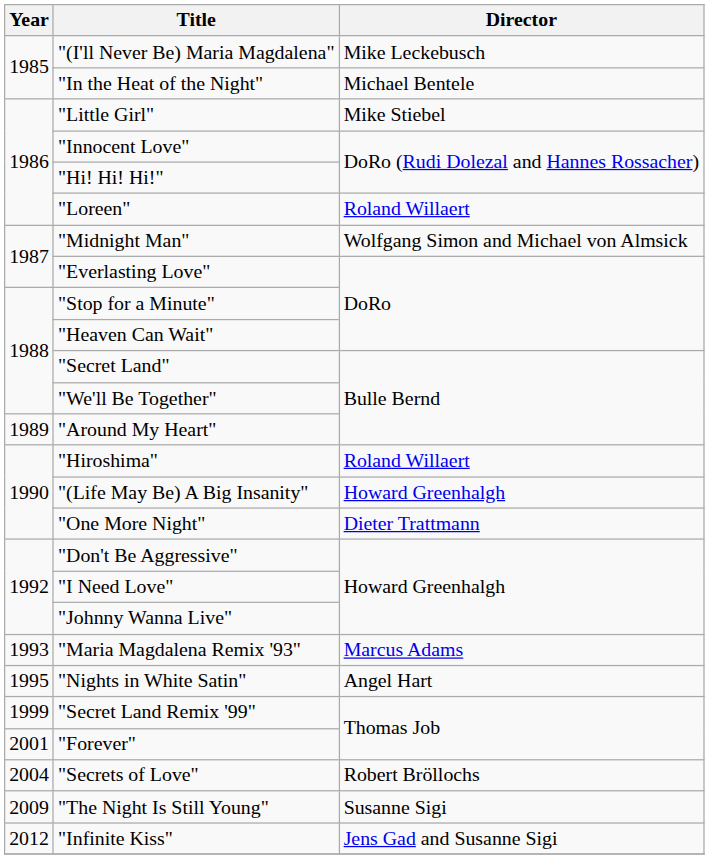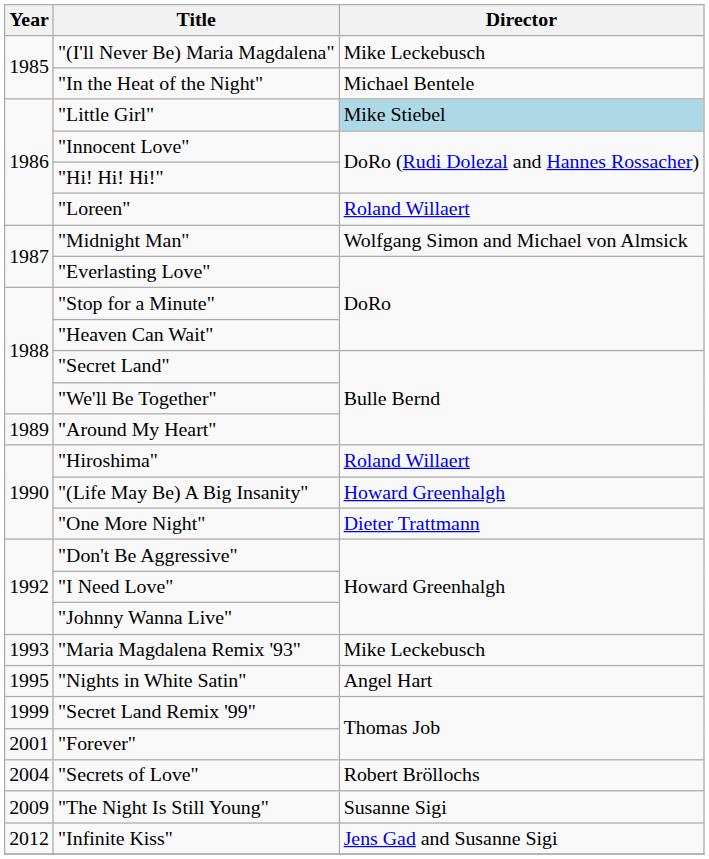(395, 114) no background -> (395, 114) lightblue background
(403, 649) Marcus Adams -> (414, 649) Mike Leckebusch
